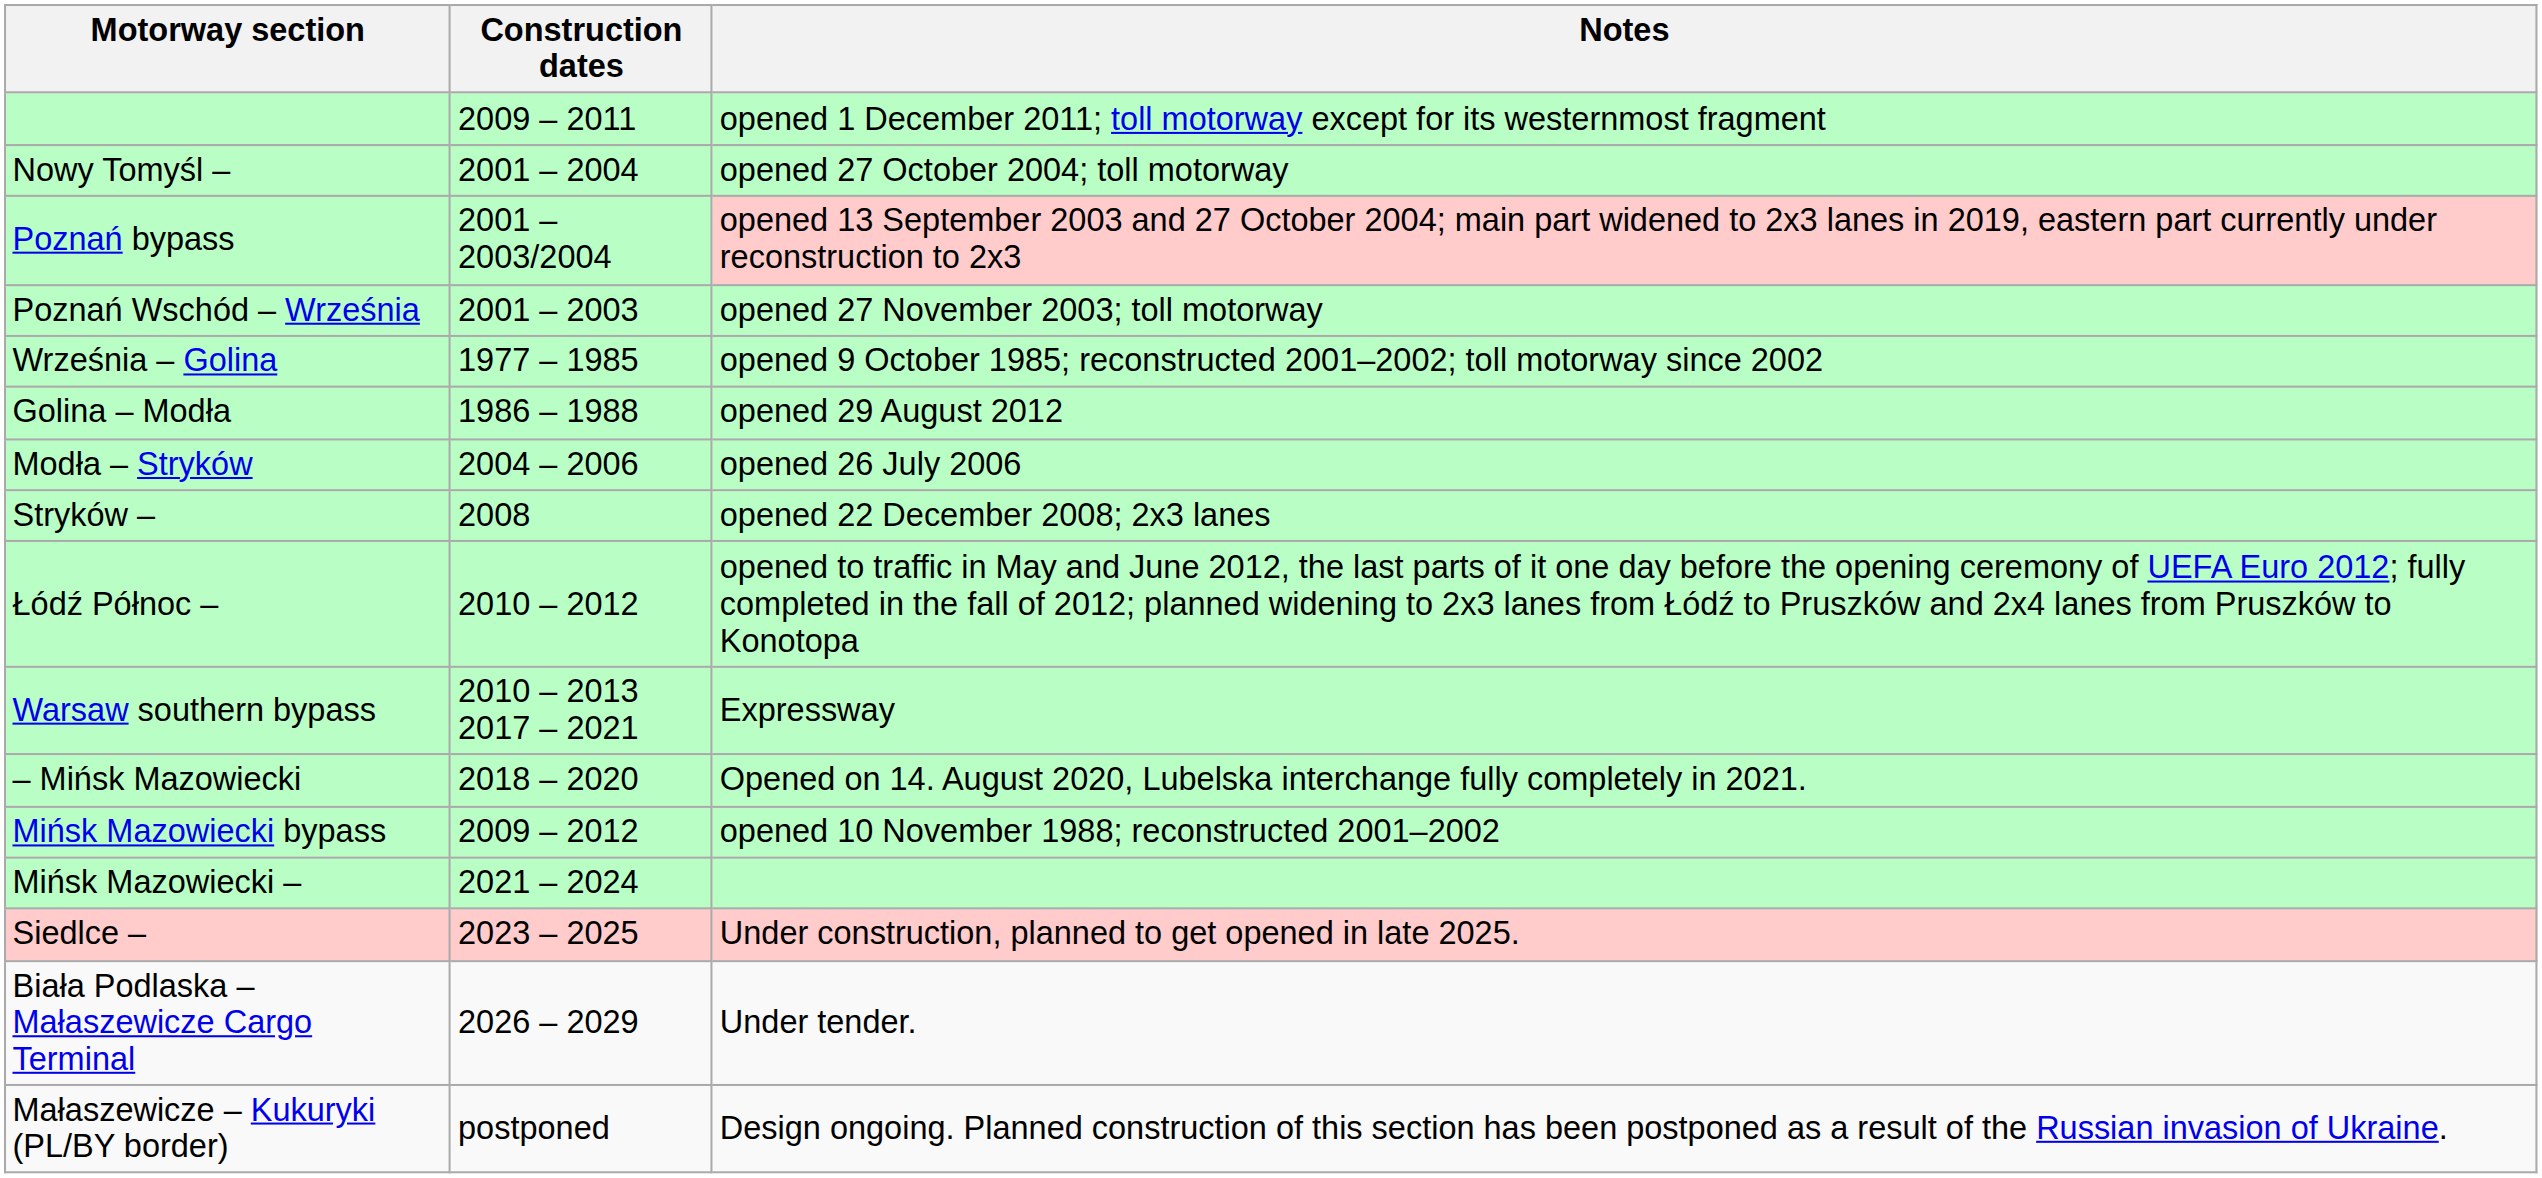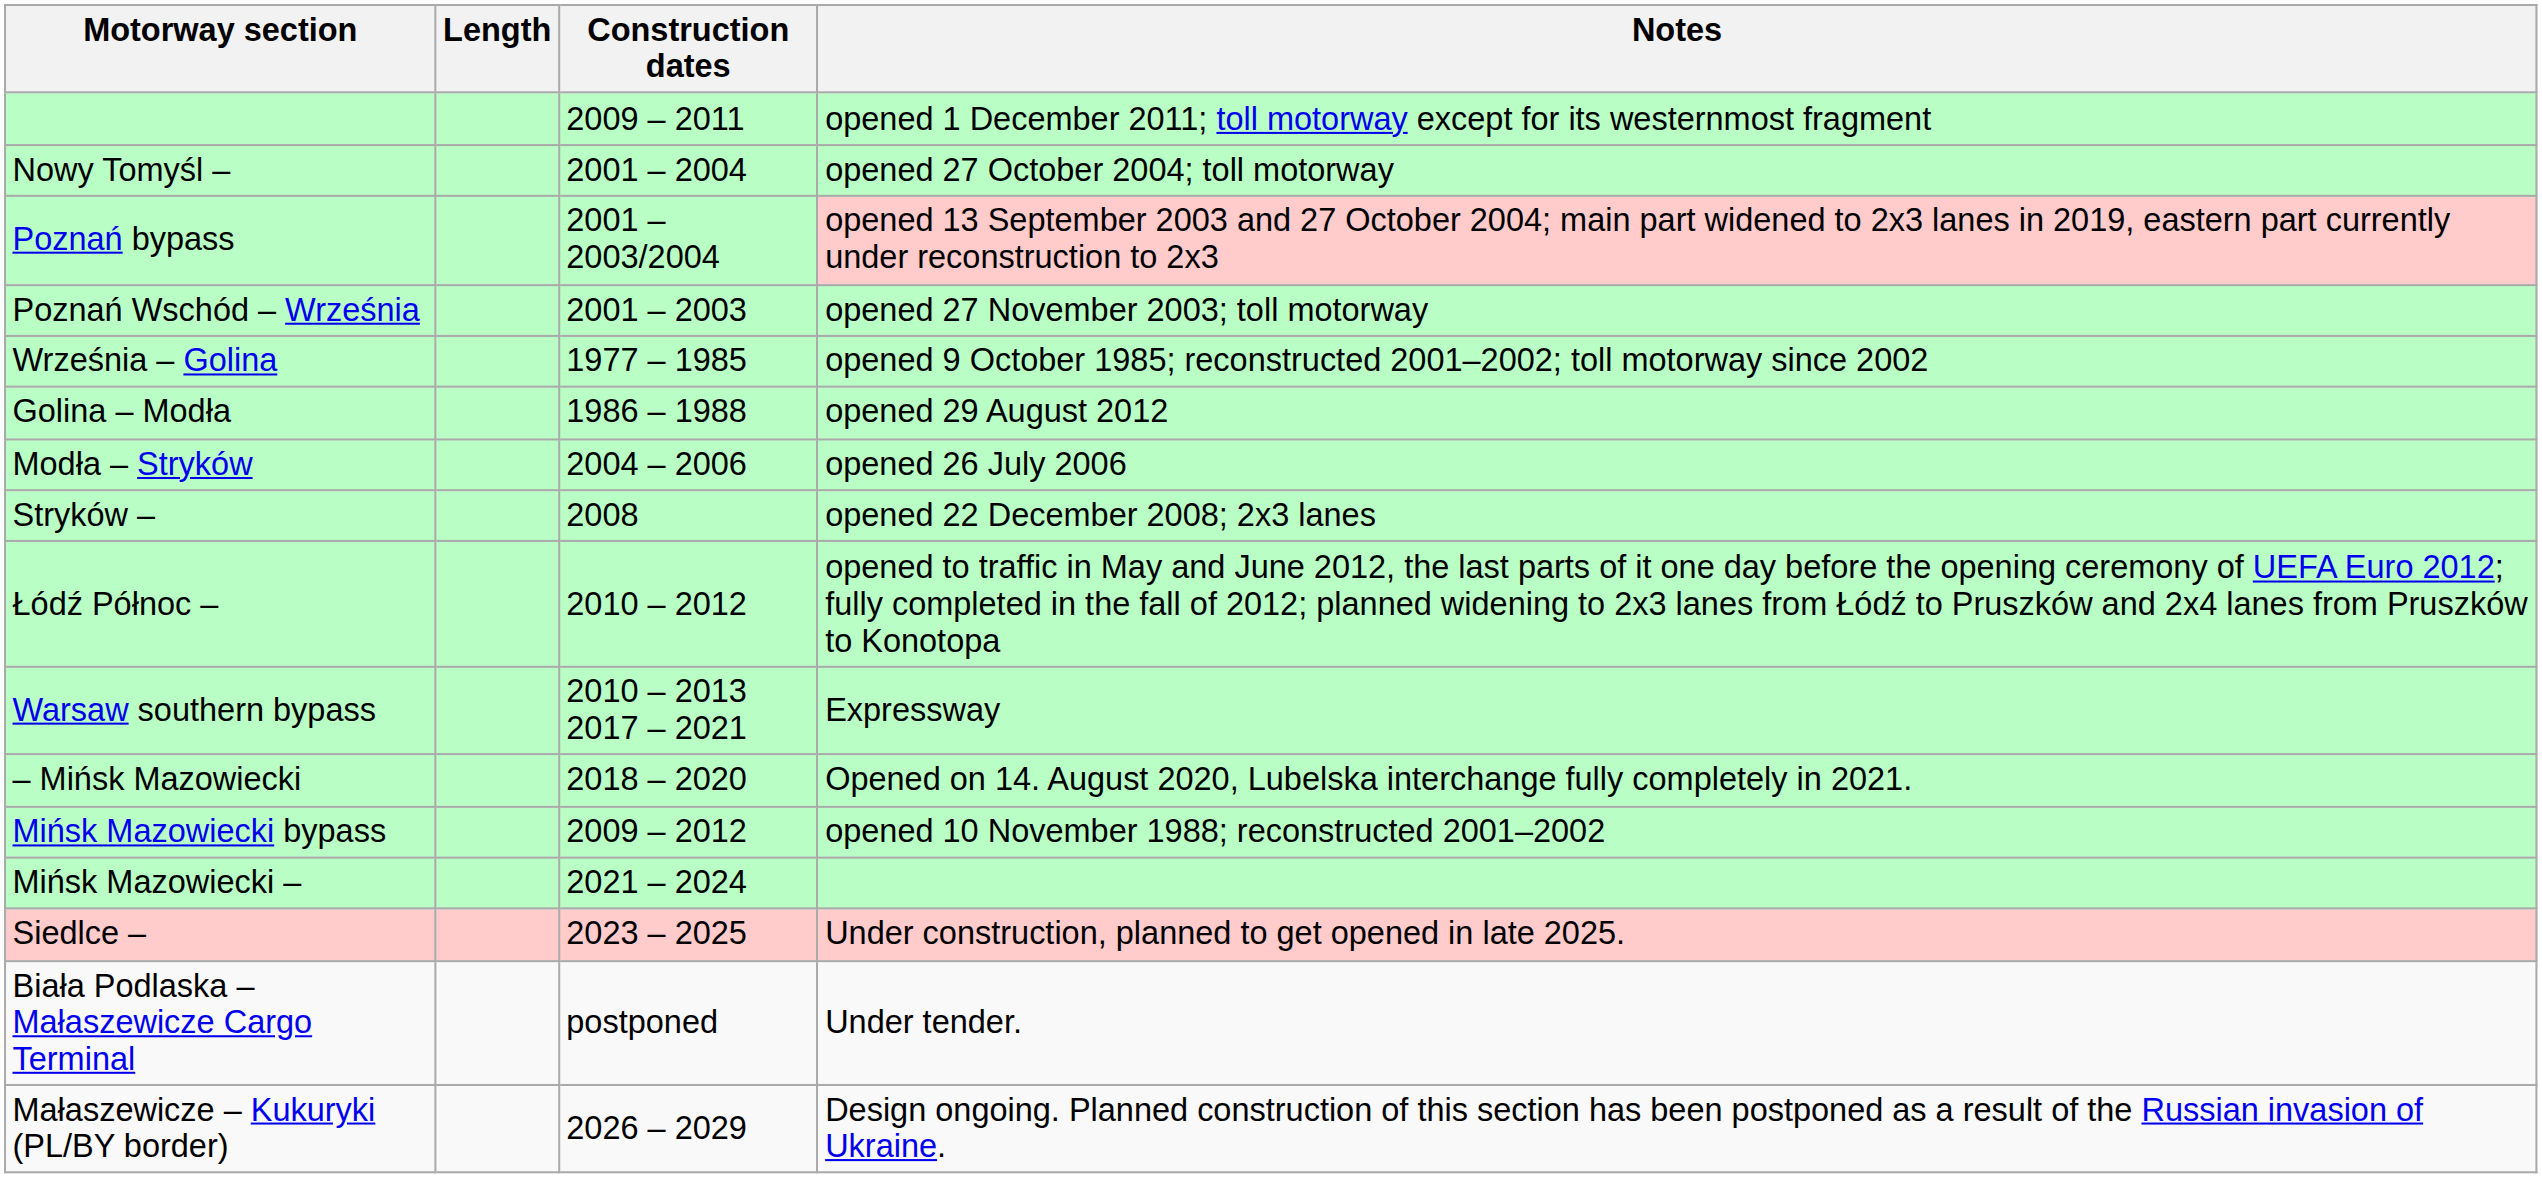+ column: (497, 30)
(548, 1022) 2026 – 2029 -> (642, 1022) postponed
(534, 1128) postponed -> (657, 1128) 2026 – 2029
